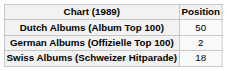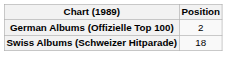- row: (92, 27)
